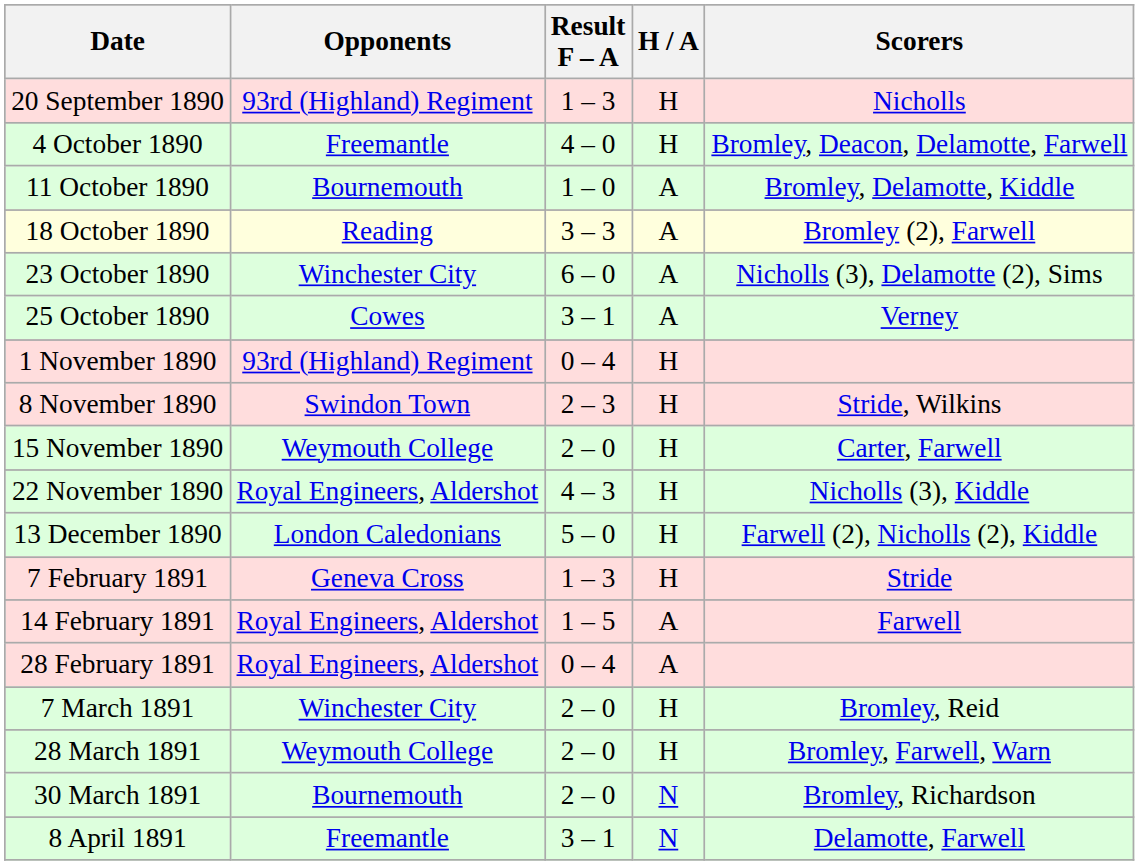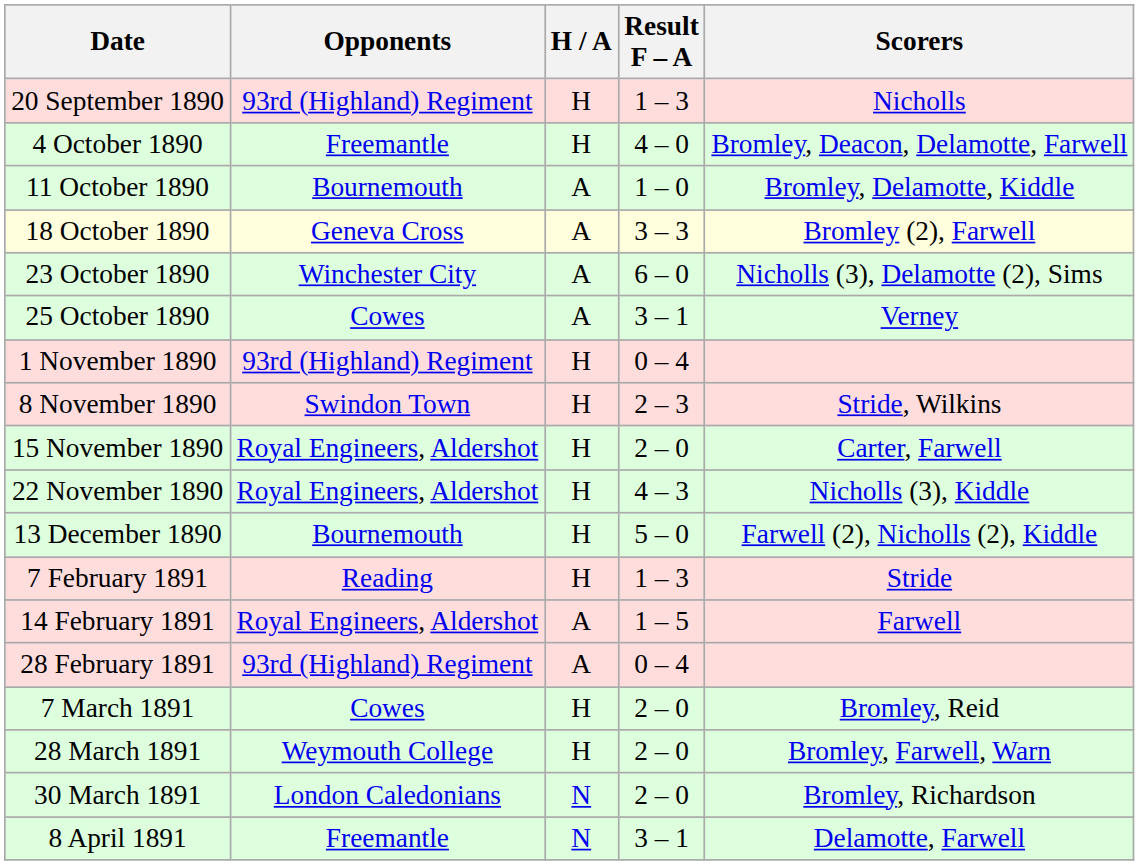columns swapped: (668, 41) <-> (588, 41)
(387, 230) Reading -> (387, 230) Geneva Cross
(387, 447) Weymouth College -> (387, 447) Royal Engineers, Aldershot
(387, 534) London Caledonians -> (387, 534) Bournemouth
(387, 577) Geneva Cross -> (387, 577) Reading
(387, 664) Royal Engineers, Aldershot -> (387, 664) 93rd (Highland) Regiment
(387, 707) Winchester City -> (387, 707) Cowes
(387, 794) Bournemouth -> (387, 794) London Caledonians
